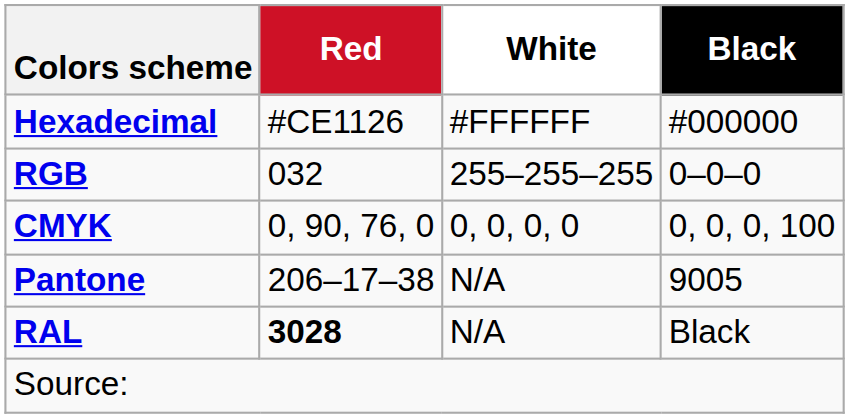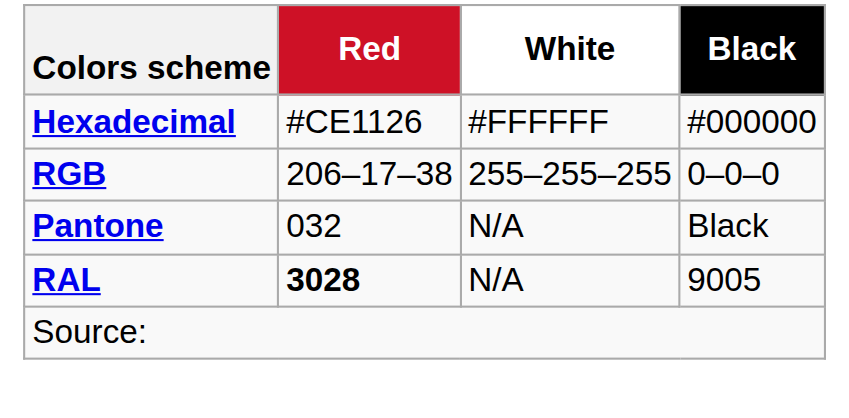(296, 173) 032 -> (370, 173) 206–17–38
- row: (63, 226)
(351, 279) 206–17–38 -> (314, 226) 032
(706, 279) 9005 -> (728, 226) Black
(709, 332) Black -> (724, 279) 9005
